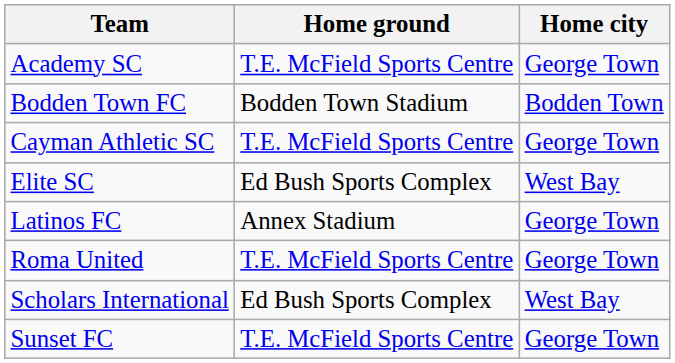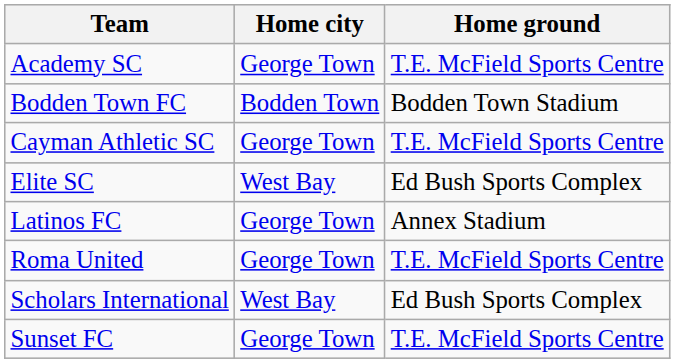columns swapped: (594, 24) <-> (377, 24)
